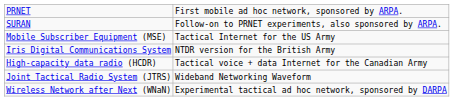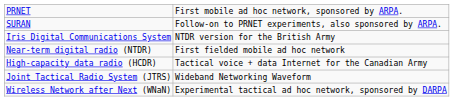- row: (86, 37)
+ row: (79, 50)
